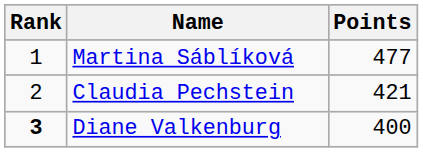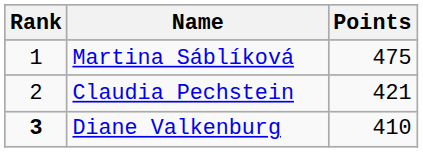(392, 58) 477 -> (392, 58) 475
(392, 129) 400 -> (392, 129) 410
